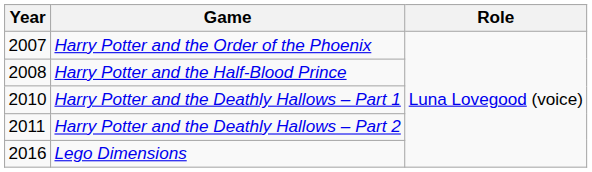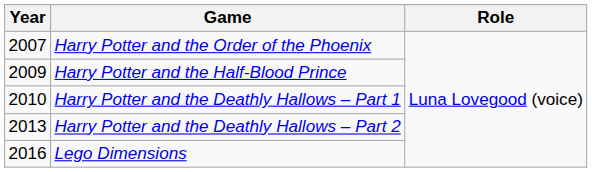(28, 72) 2008 -> (28, 72) 2009
(27, 126) 2011 -> (28, 126) 2013
